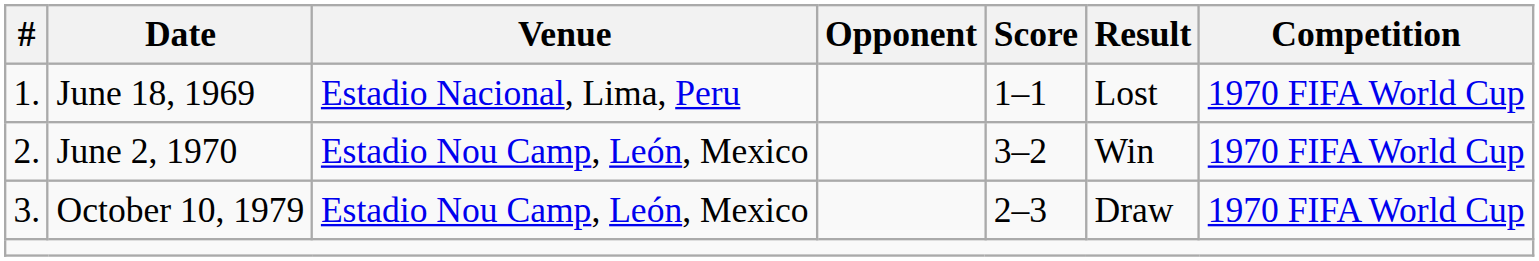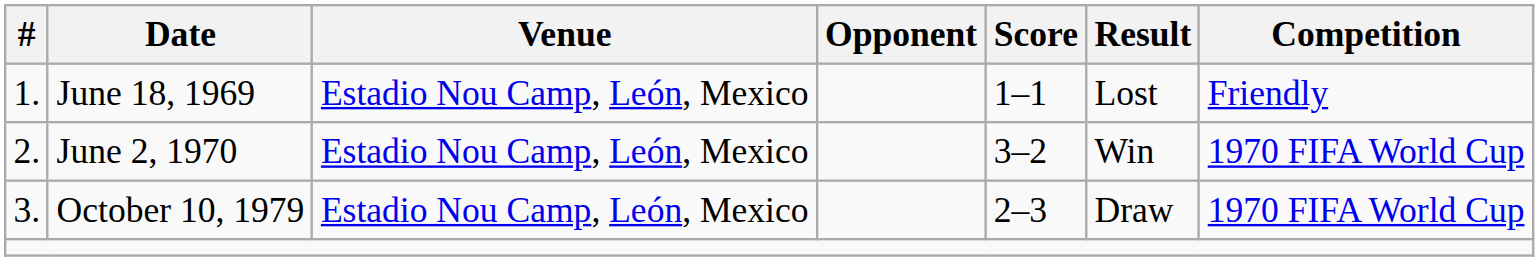(531, 92) Estadio Nacional, Lima, Peru -> (565, 92) Estadio Nou Camp, León, Mexico
(1366, 92) 1970 FIFA World Cup -> (1268, 92) Friendly
